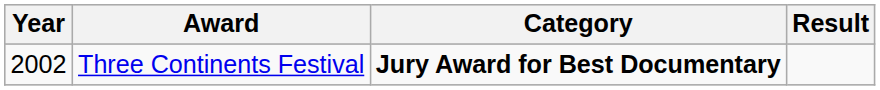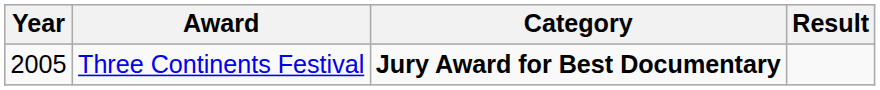(39, 64) 2002 -> (39, 64) 2005
